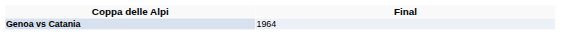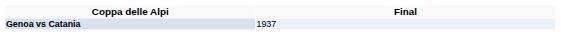(266, 24) 1964 -> (266, 24) 1937
